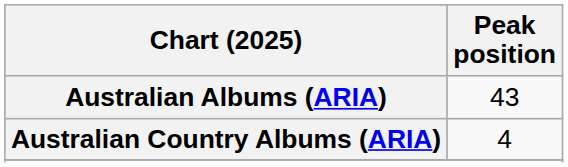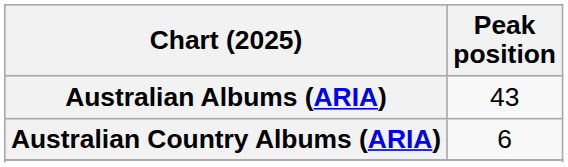(505, 138) 4 -> (505, 138) 6
